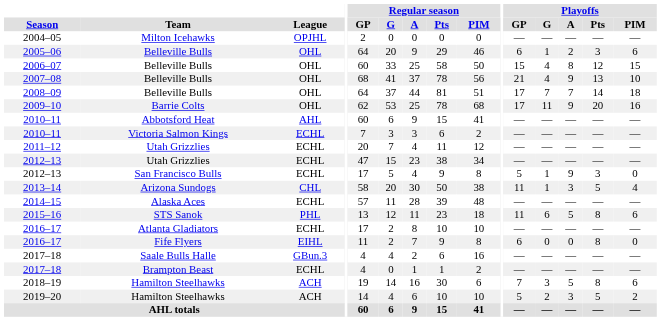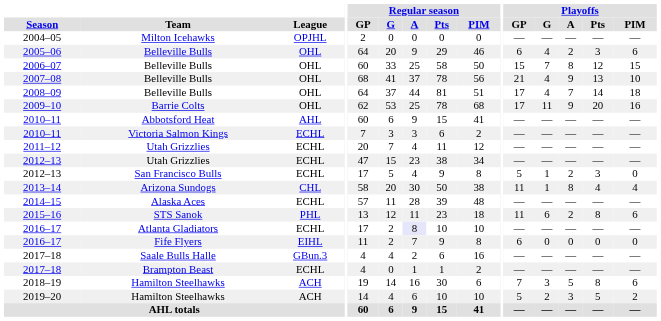(547, 51) 1 -> (547, 51) 4
(547, 65) 4 -> (547, 65) 7
(547, 92) 7 -> (547, 92) 4
(571, 174) 9 -> (571, 174) 2
(571, 187) 3 -> (571, 187) 8
(598, 187) 5 -> (598, 187) 4
(571, 214) 5 -> (571, 214) 2
(415, 228) no background -> (415, 228) lavender background
(598, 242) 8 -> (598, 242) 0
